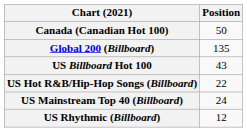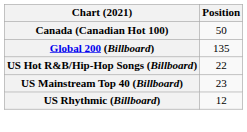- row: (102, 65)
(221, 100) 24 -> (221, 83) 23
